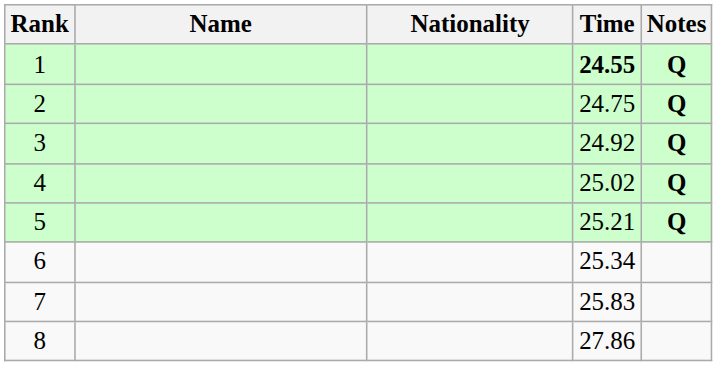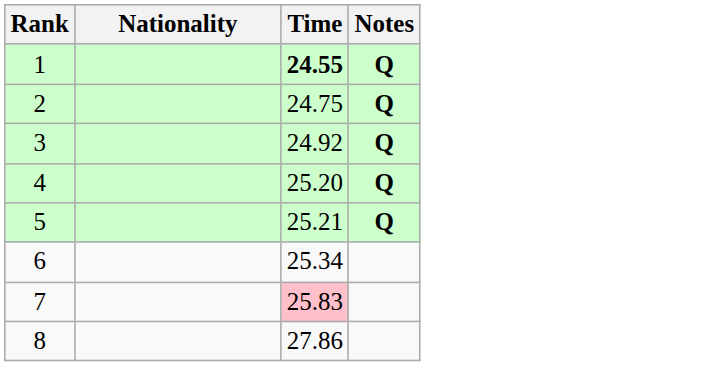- column: (221, 24)
(607, 182) 25.02 -> (315, 182) 25.20
(607, 301) no background -> (315, 301) pink background
